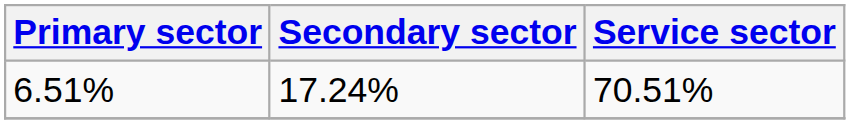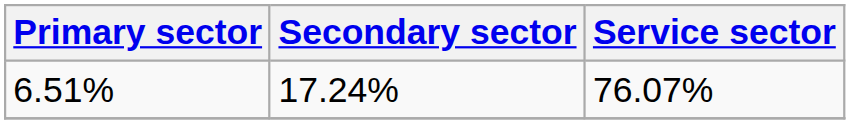(653, 88) 70.51% -> (653, 88) 76.07%
